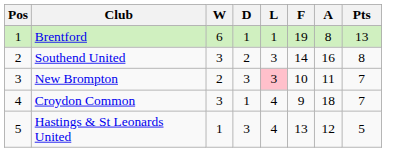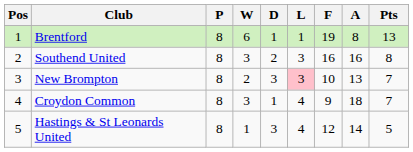+ column: (219, 15)
(301, 57) 14 -> (328, 57) 16
(328, 79) 11 -> (355, 79) 13
(301, 129) 13 -> (328, 129) 12
(328, 129) 12 -> (355, 129) 14
